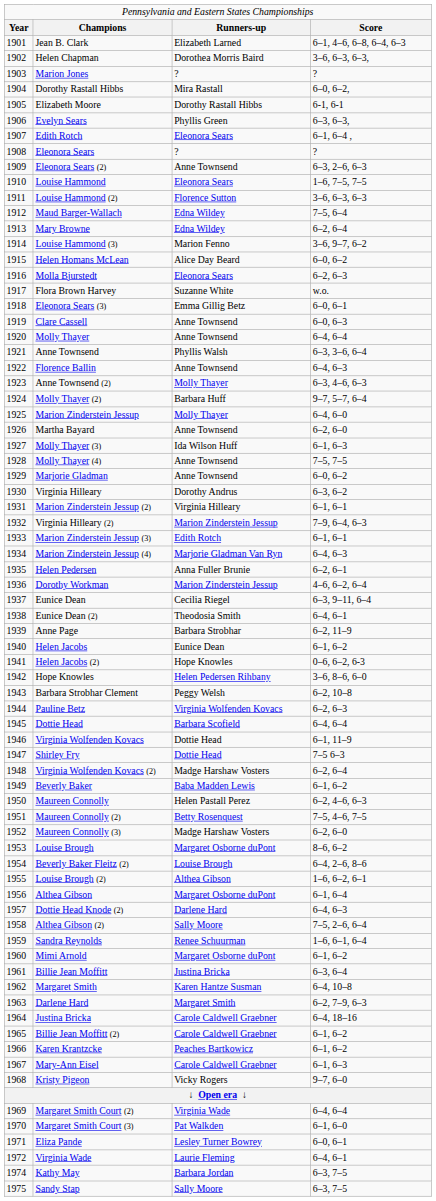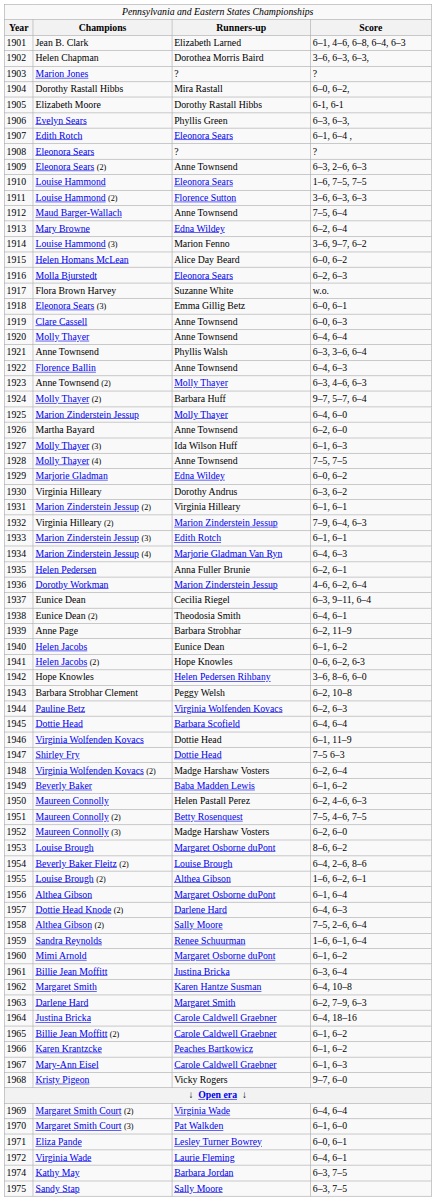(199, 213) Edna Wildey -> (206, 213) Anne Townsend
(206, 476) Anne Townsend -> (199, 476) Edna Wildey
